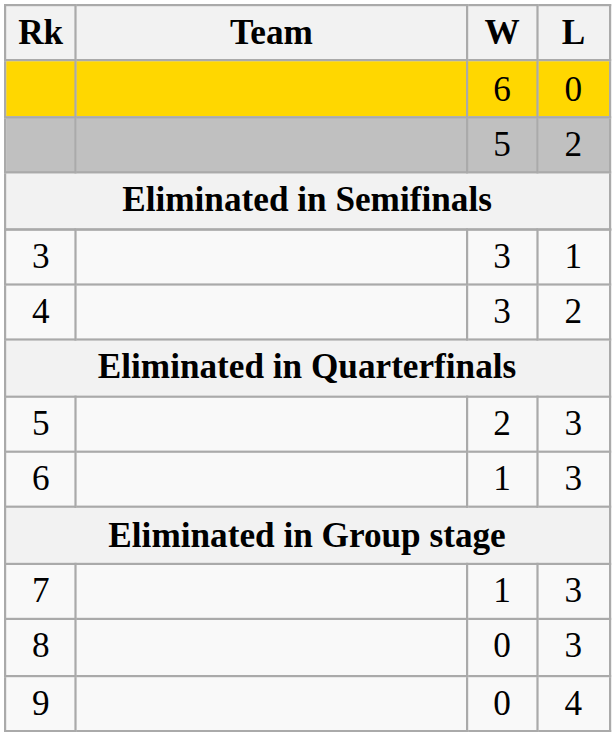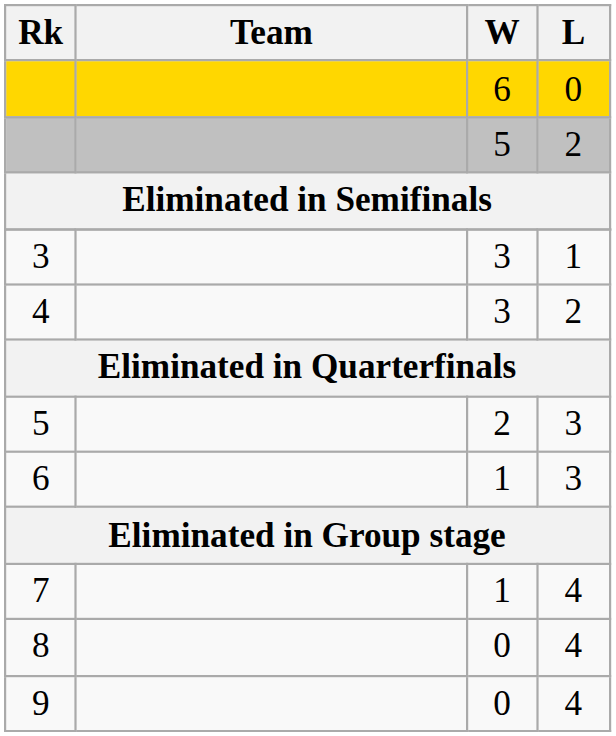(573, 590) 3 -> (573, 590) 4
(573, 646) 3 -> (573, 646) 4
